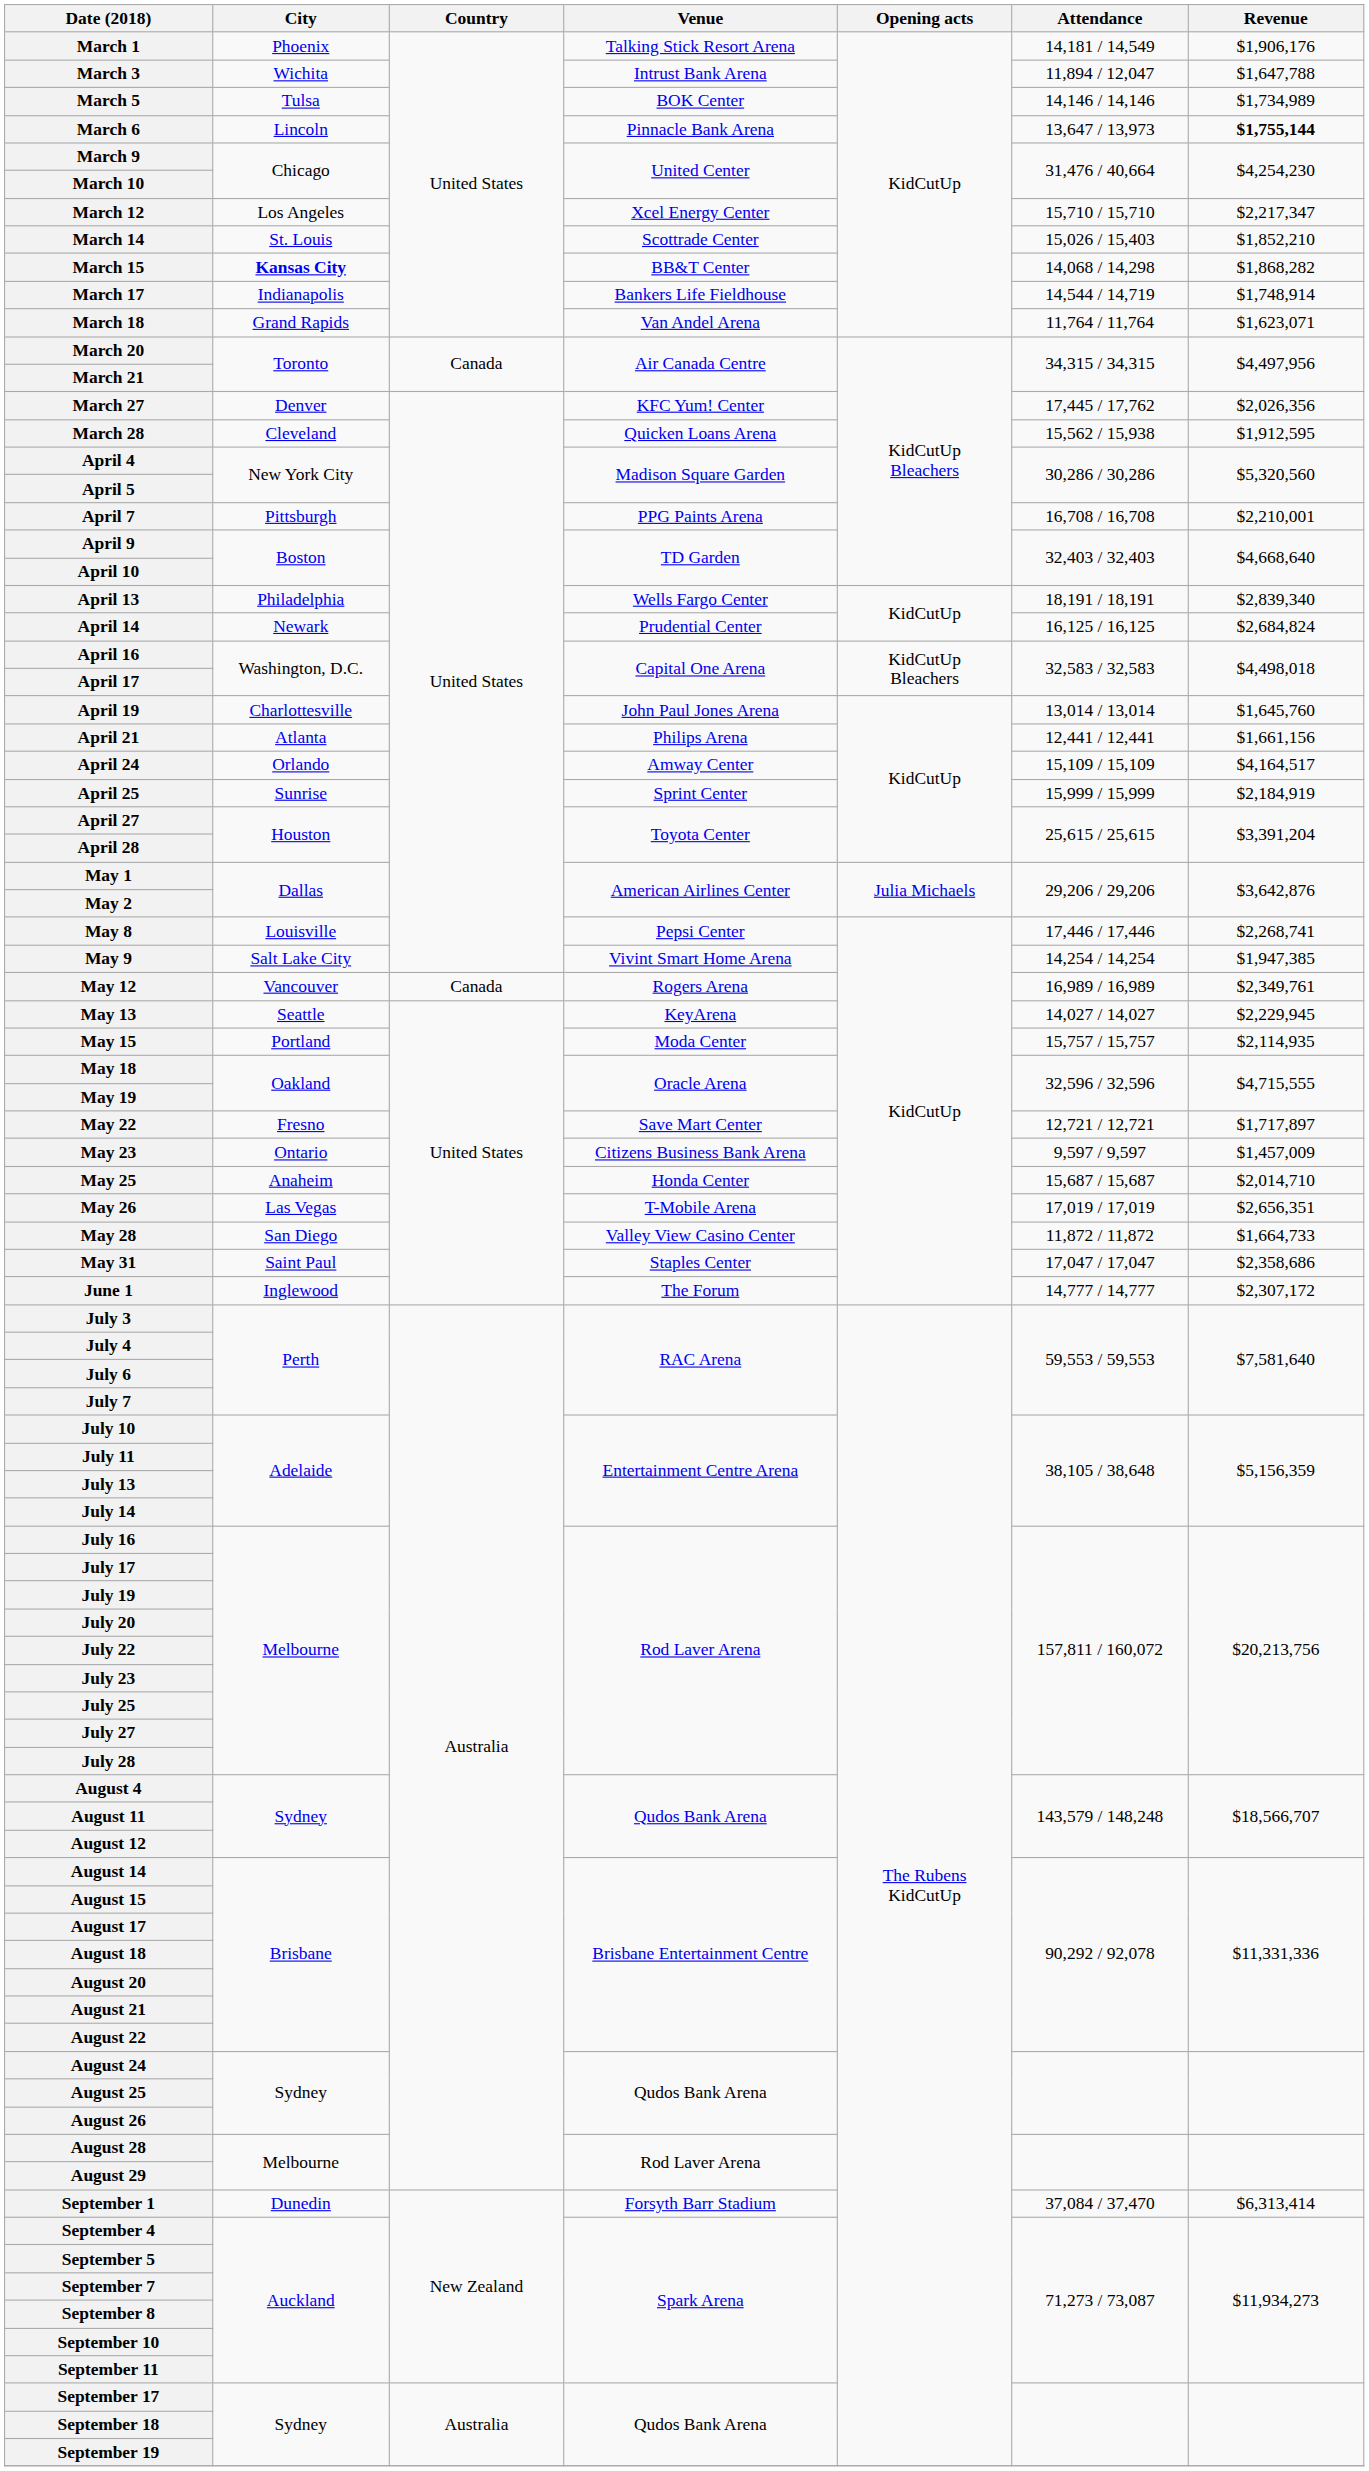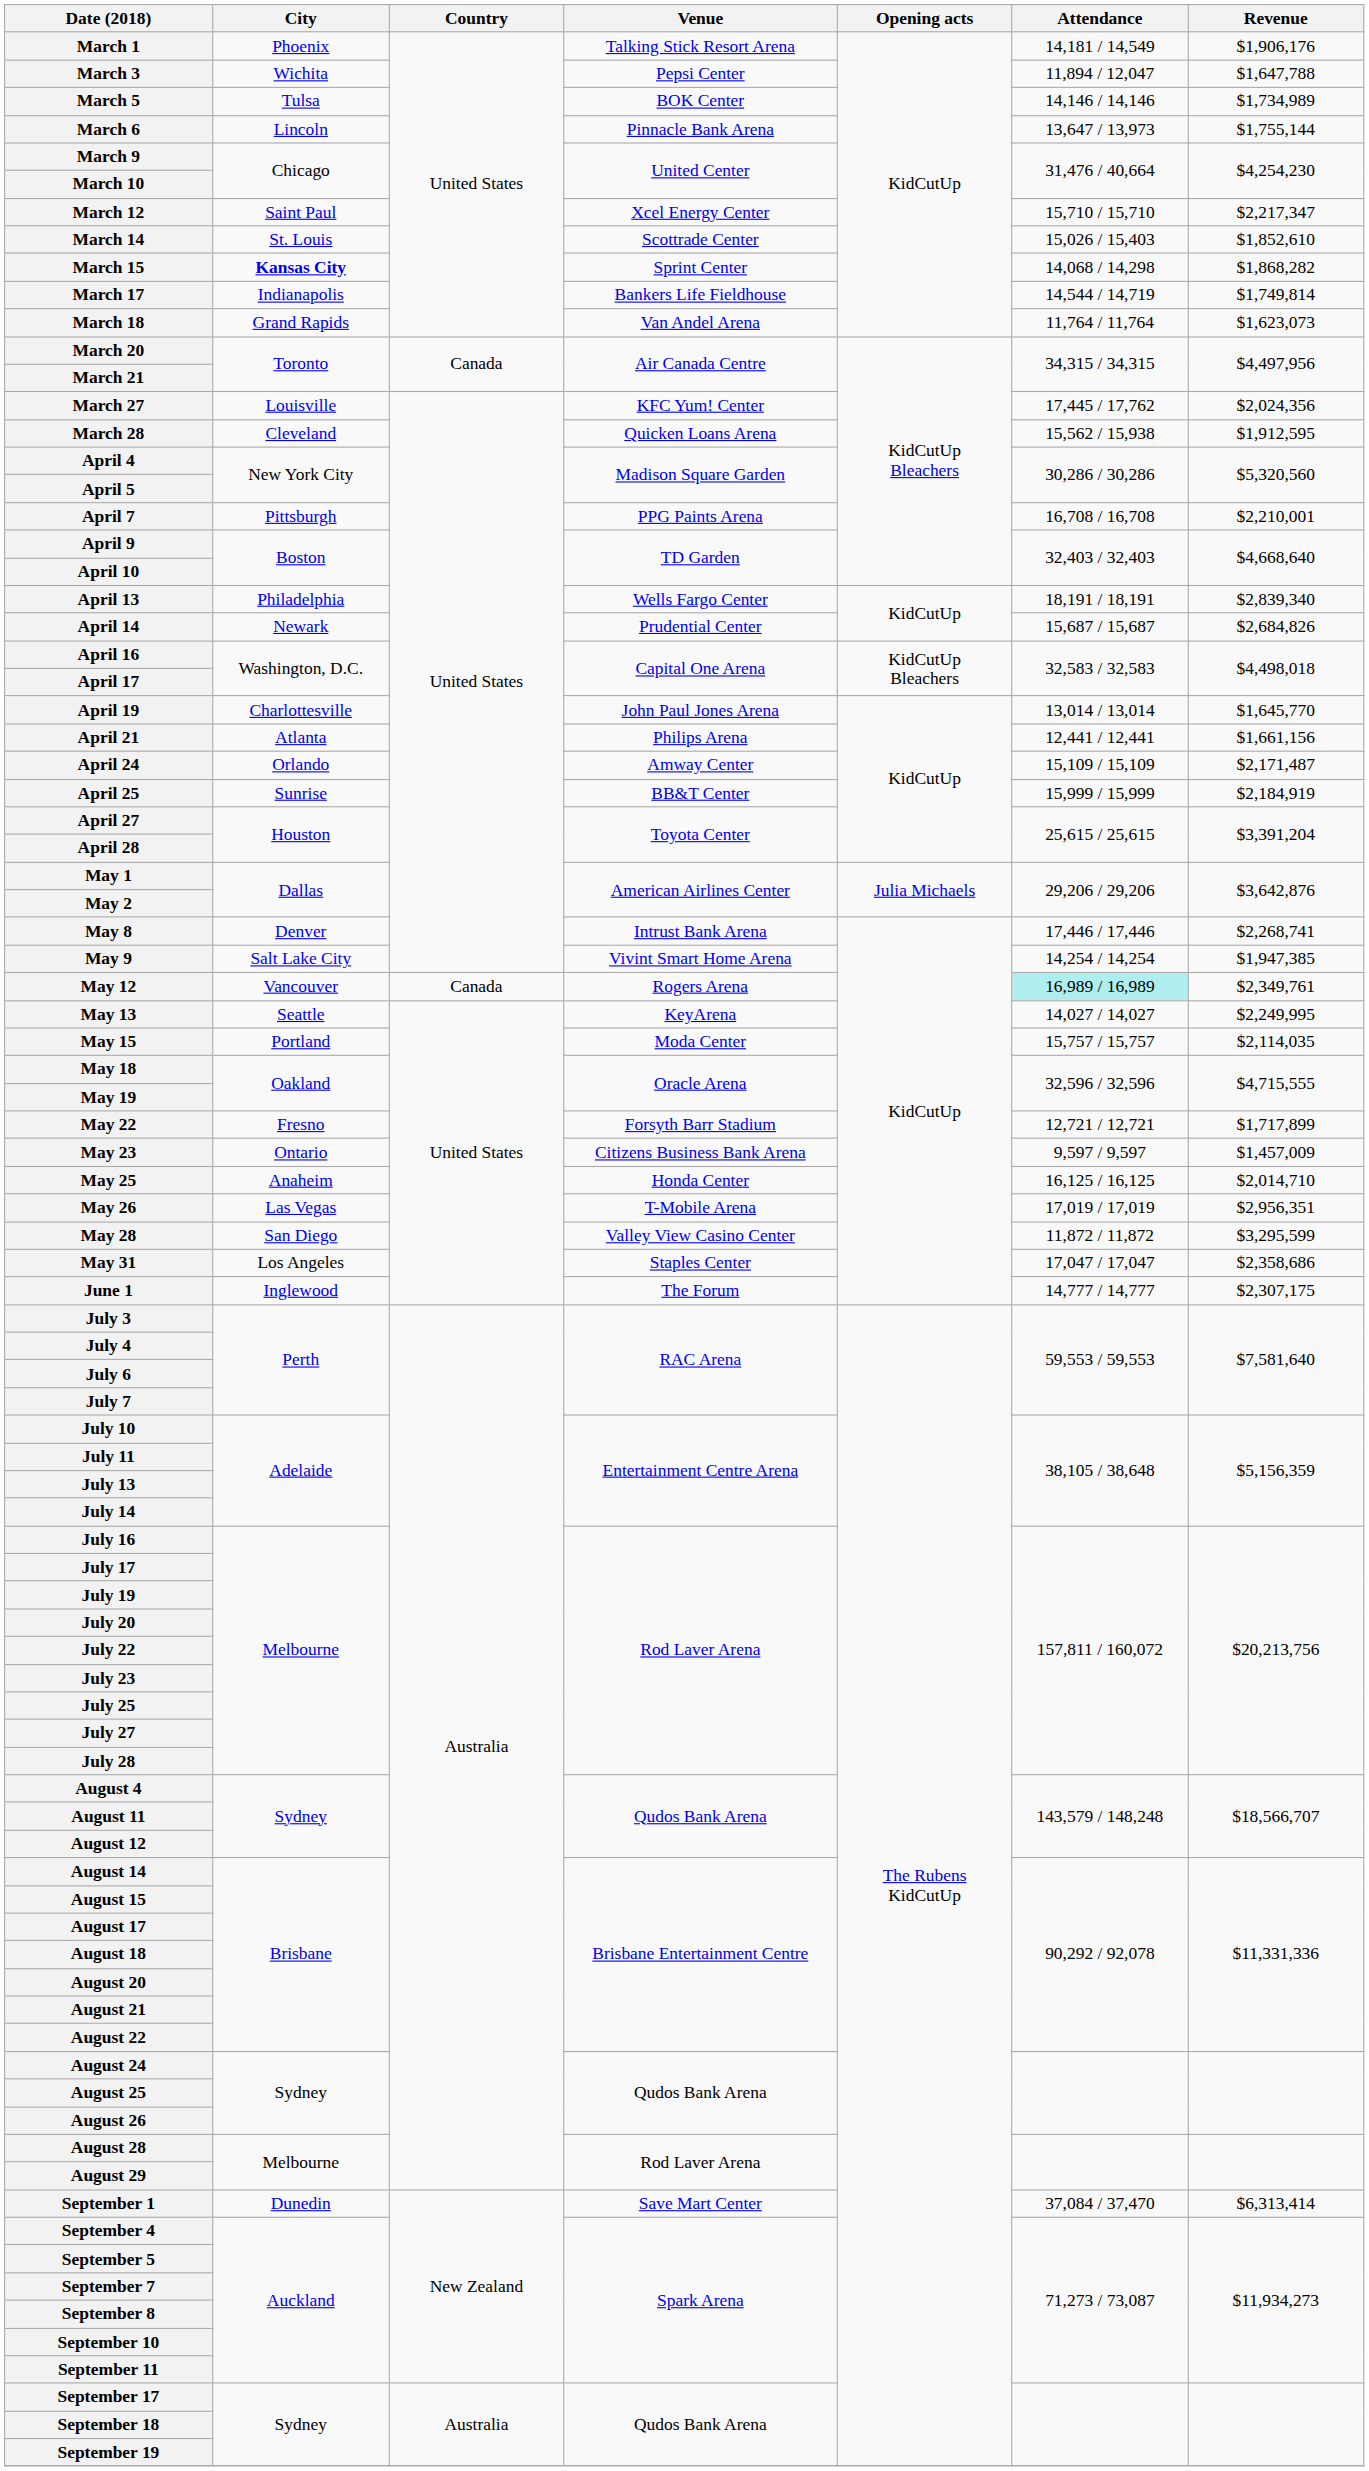(700, 73) Intrust Bank Arena -> (700, 73) Pepsi Center
(1276, 128) bold -> (1276, 128) normal
(301, 211) Los Angeles -> (301, 211) Saint Paul
(1276, 239) $1,852,210 -> (1276, 239) $1,852,610
(700, 267) BB&T Center -> (700, 267) Sprint Center
(1276, 294) $1,748,914 -> (1276, 294) $1,749,814
(1276, 322) $1,623,071 -> (1276, 322) $1,623,073
(301, 405) Denver -> (301, 405) Louisville
(1276, 405) $2,026,356 -> (1276, 405) $2,024,356
(1100, 626) 16,125 / 16,125 -> (1100, 626) 15,687 / 15,687
(1276, 626) $2,684,824 -> (1276, 626) $2,684,826
(1276, 709) $1,645,760 -> (1276, 709) $1,645,770
(1276, 765) $4,164,517 -> (1276, 765) $2,171,487
(700, 792) Sprint Center -> (700, 792) BB&T Center
(301, 931) Louisville -> (301, 931) Denver
(700, 931) Pepsi Center -> (700, 931) Intrust Bank Arena
(1100, 986) no background -> (1100, 986) paleturquoise background
(1276, 1014) $2,229,945 -> (1276, 1014) $2,249,995
(1276, 1041) $2,114,935 -> (1276, 1041) $2,114,035
(700, 1124) Save Mart Center -> (700, 1124) Forsyth Barr Stadium
(1276, 1124) $1,717,897 -> (1276, 1124) $1,717,899
(1100, 1179) 15,687 / 15,687 -> (1100, 1179) 16,125 / 16,125
(1276, 1207) $2,656,351 -> (1276, 1207) $2,956,351
(1276, 1235) $1,664,733 -> (1276, 1235) $3,295,599
(301, 1262) Saint Paul -> (301, 1262) Los Angeles
(1276, 1290) $2,307,172 -> (1276, 1290) $2,307,175
(700, 2203) Forsyth Barr Stadium -> (700, 2203) Save Mart Center
